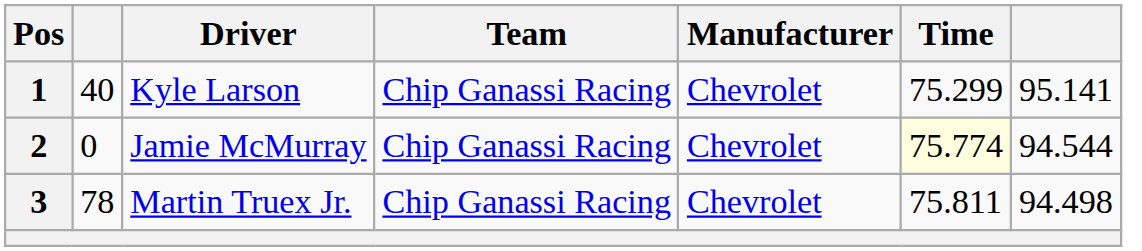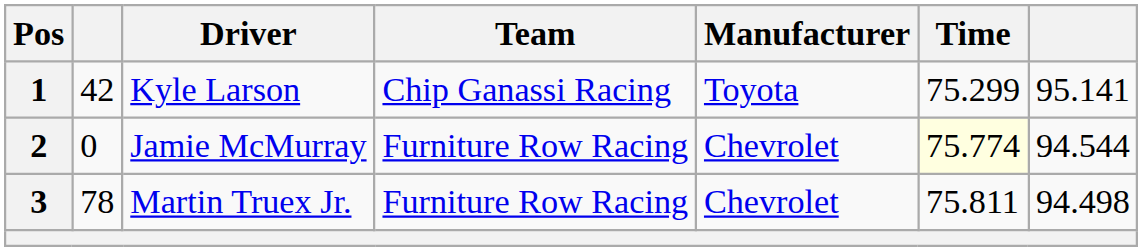(97, 89) 40 -> (97, 89) 42
(754, 89) Chevrolet -> (751, 89) Toyota
(527, 145) Chip Ganassi Racing -> (535, 145) Furniture Row Racing
(527, 202) Chip Ganassi Racing -> (535, 202) Furniture Row Racing
